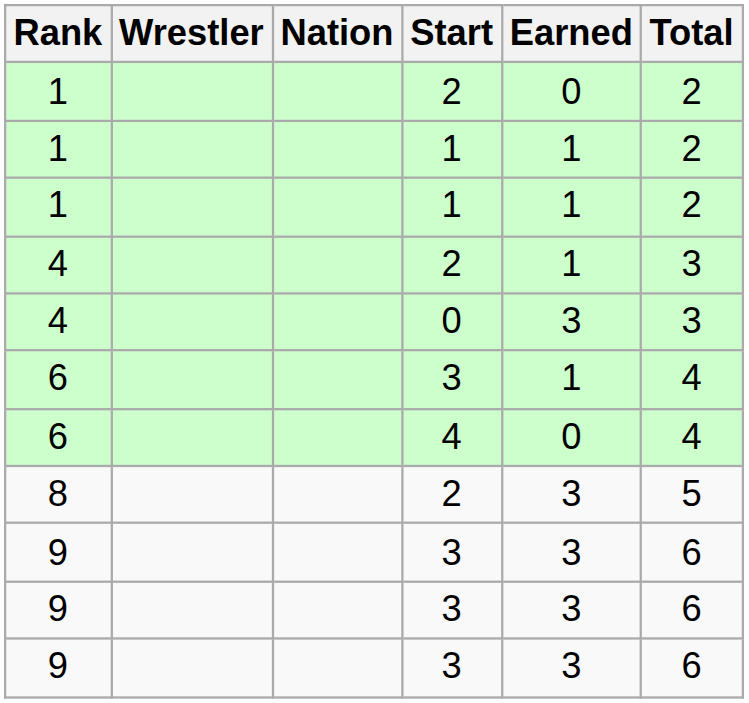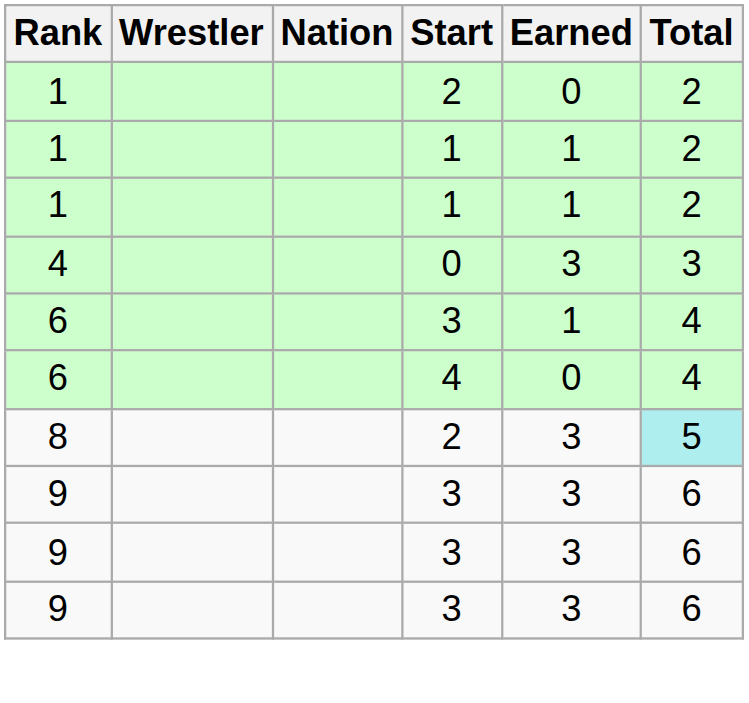- row: (58, 263)
(692, 494) no background -> (692, 436) paleturquoise background
